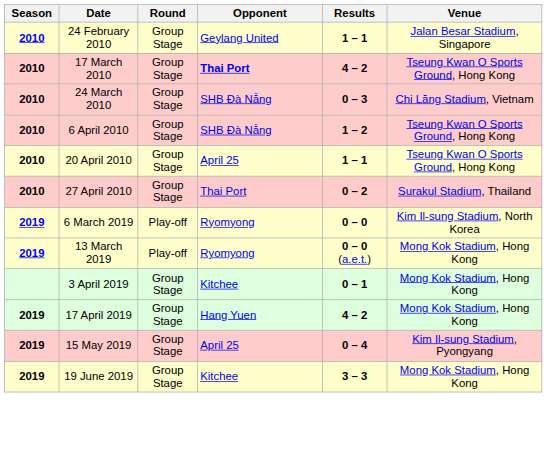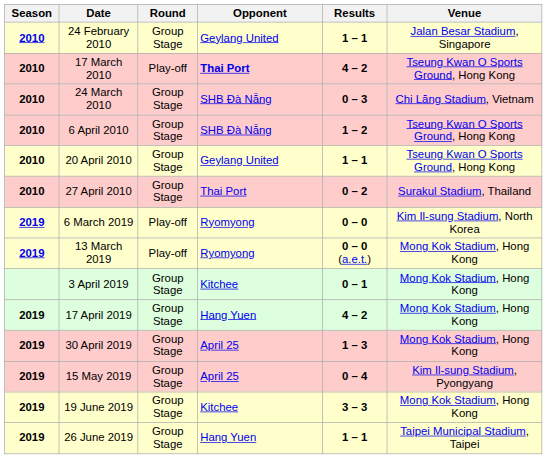(168, 68) Group Stage -> (168, 68) Play-off
(220, 161) April 25 -> (239, 161) Geylang United
+ row: (99, 345)
+ row: (99, 438)
